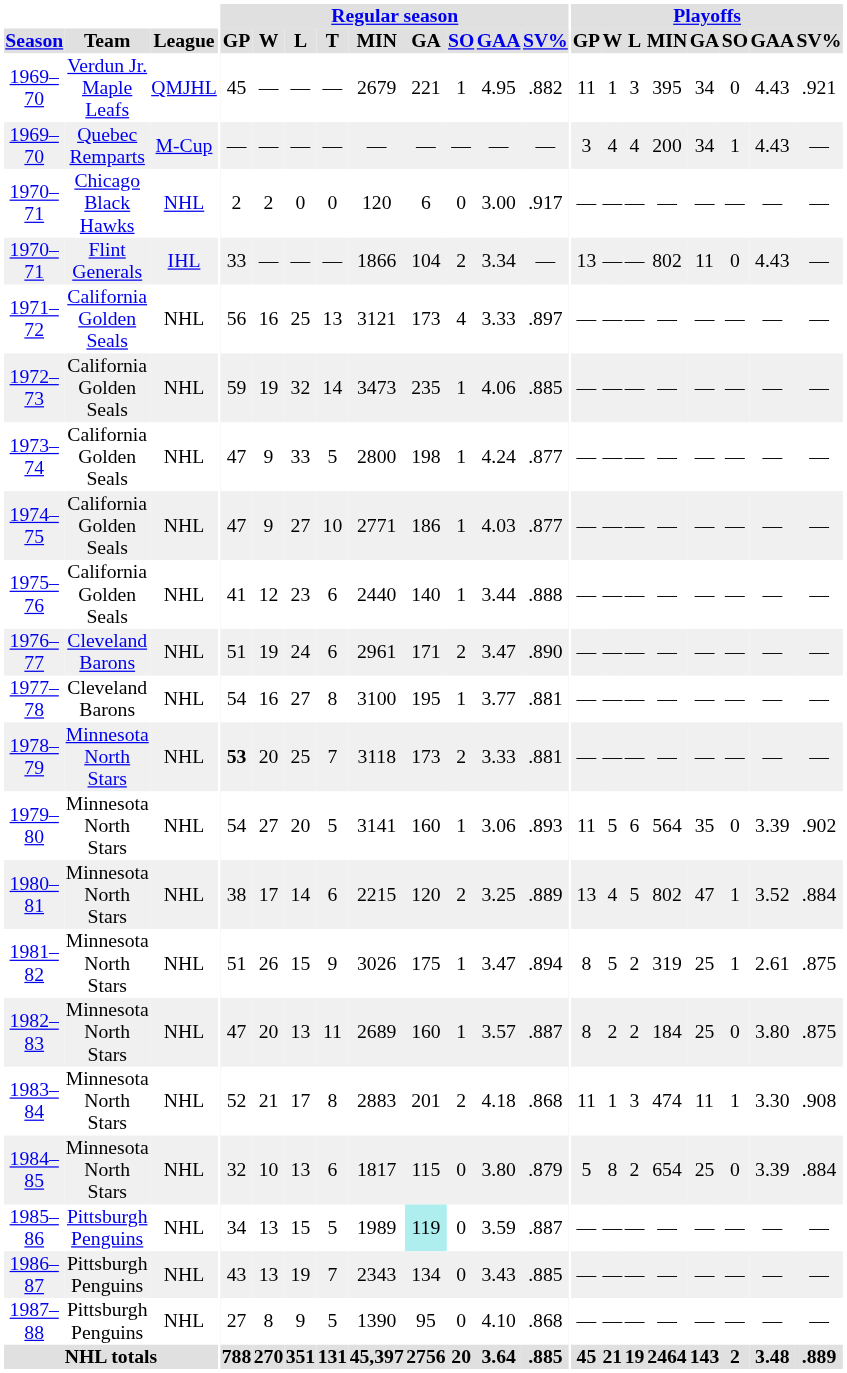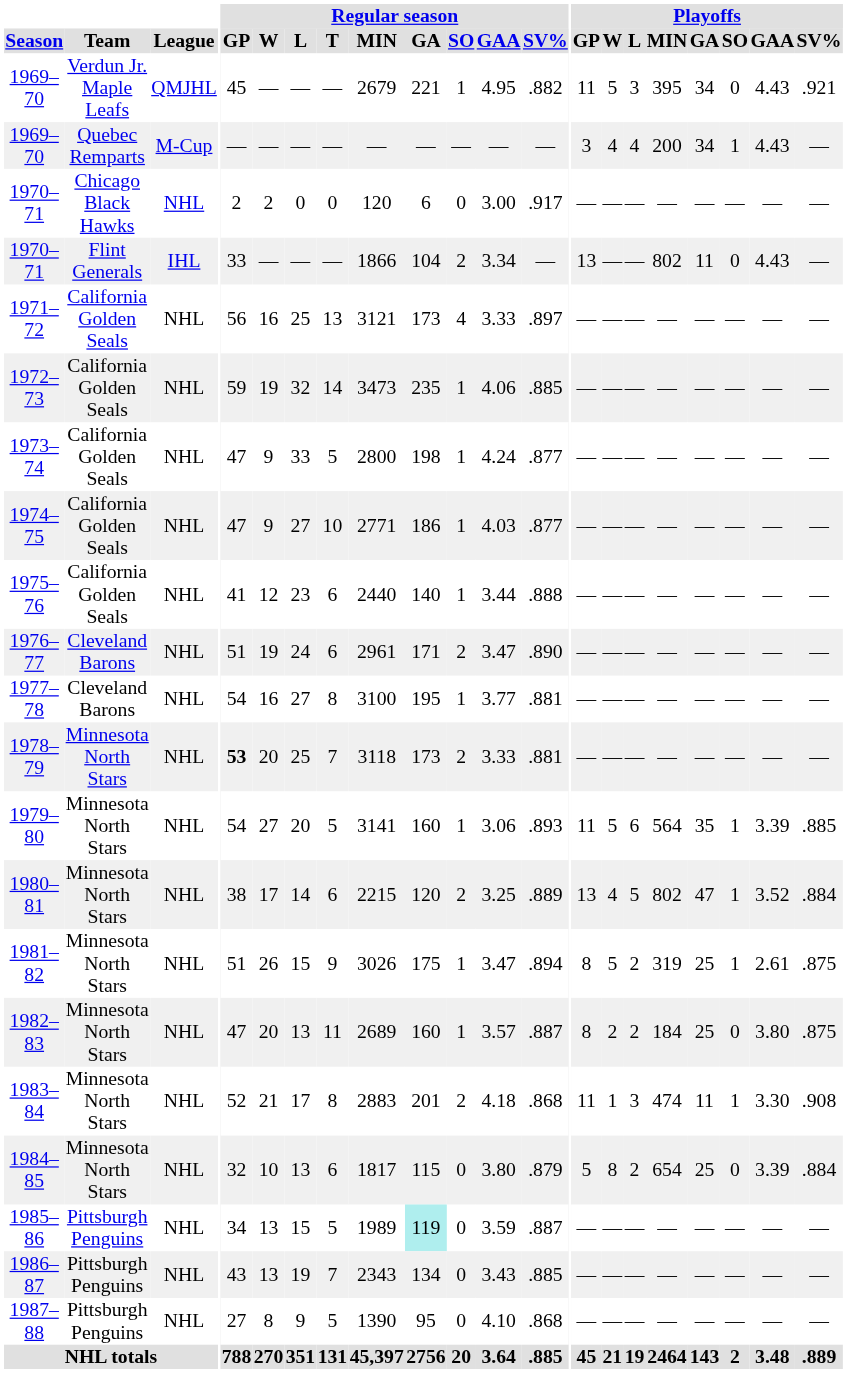(612, 87) 1 -> (612, 87) 5
(735, 825) 0 -> (735, 825) 1
(819, 825) .902 -> (819, 825) .885
